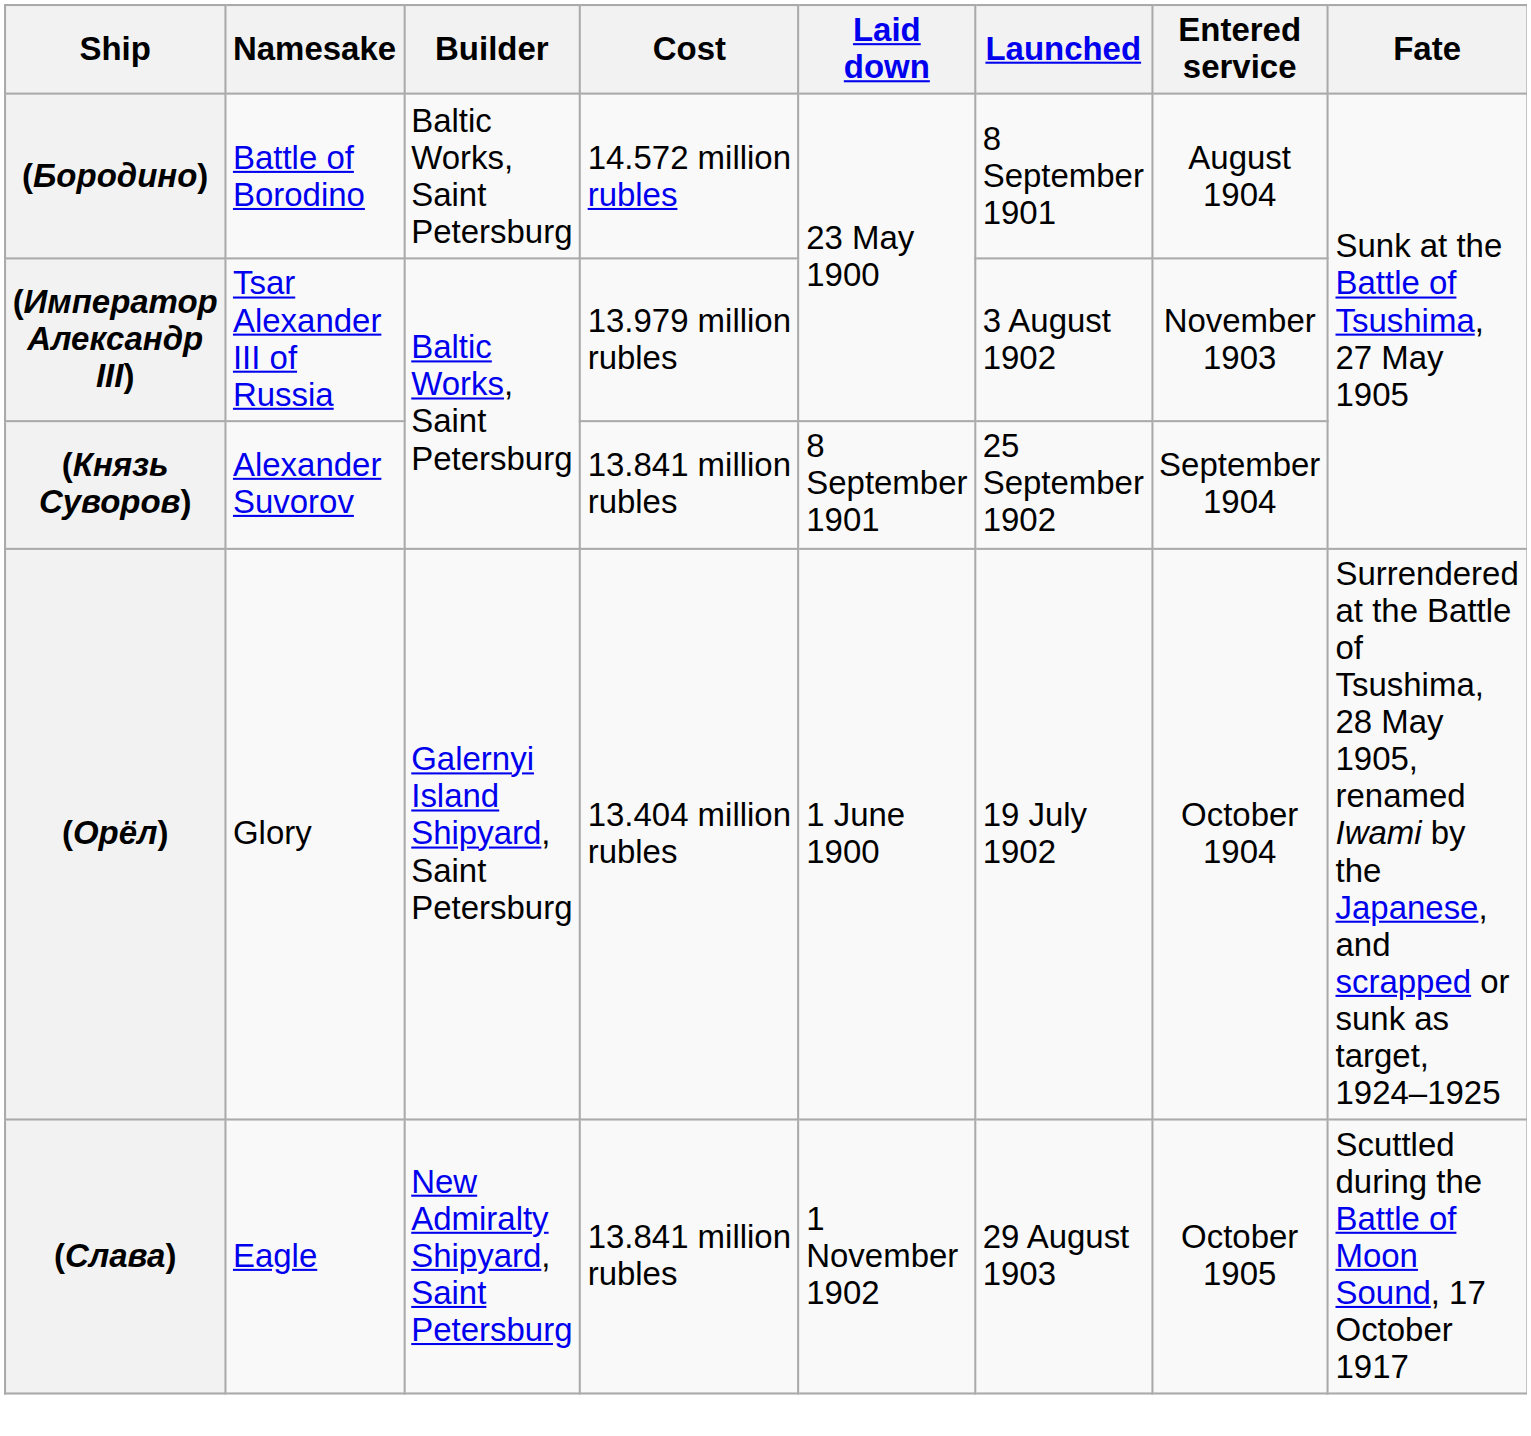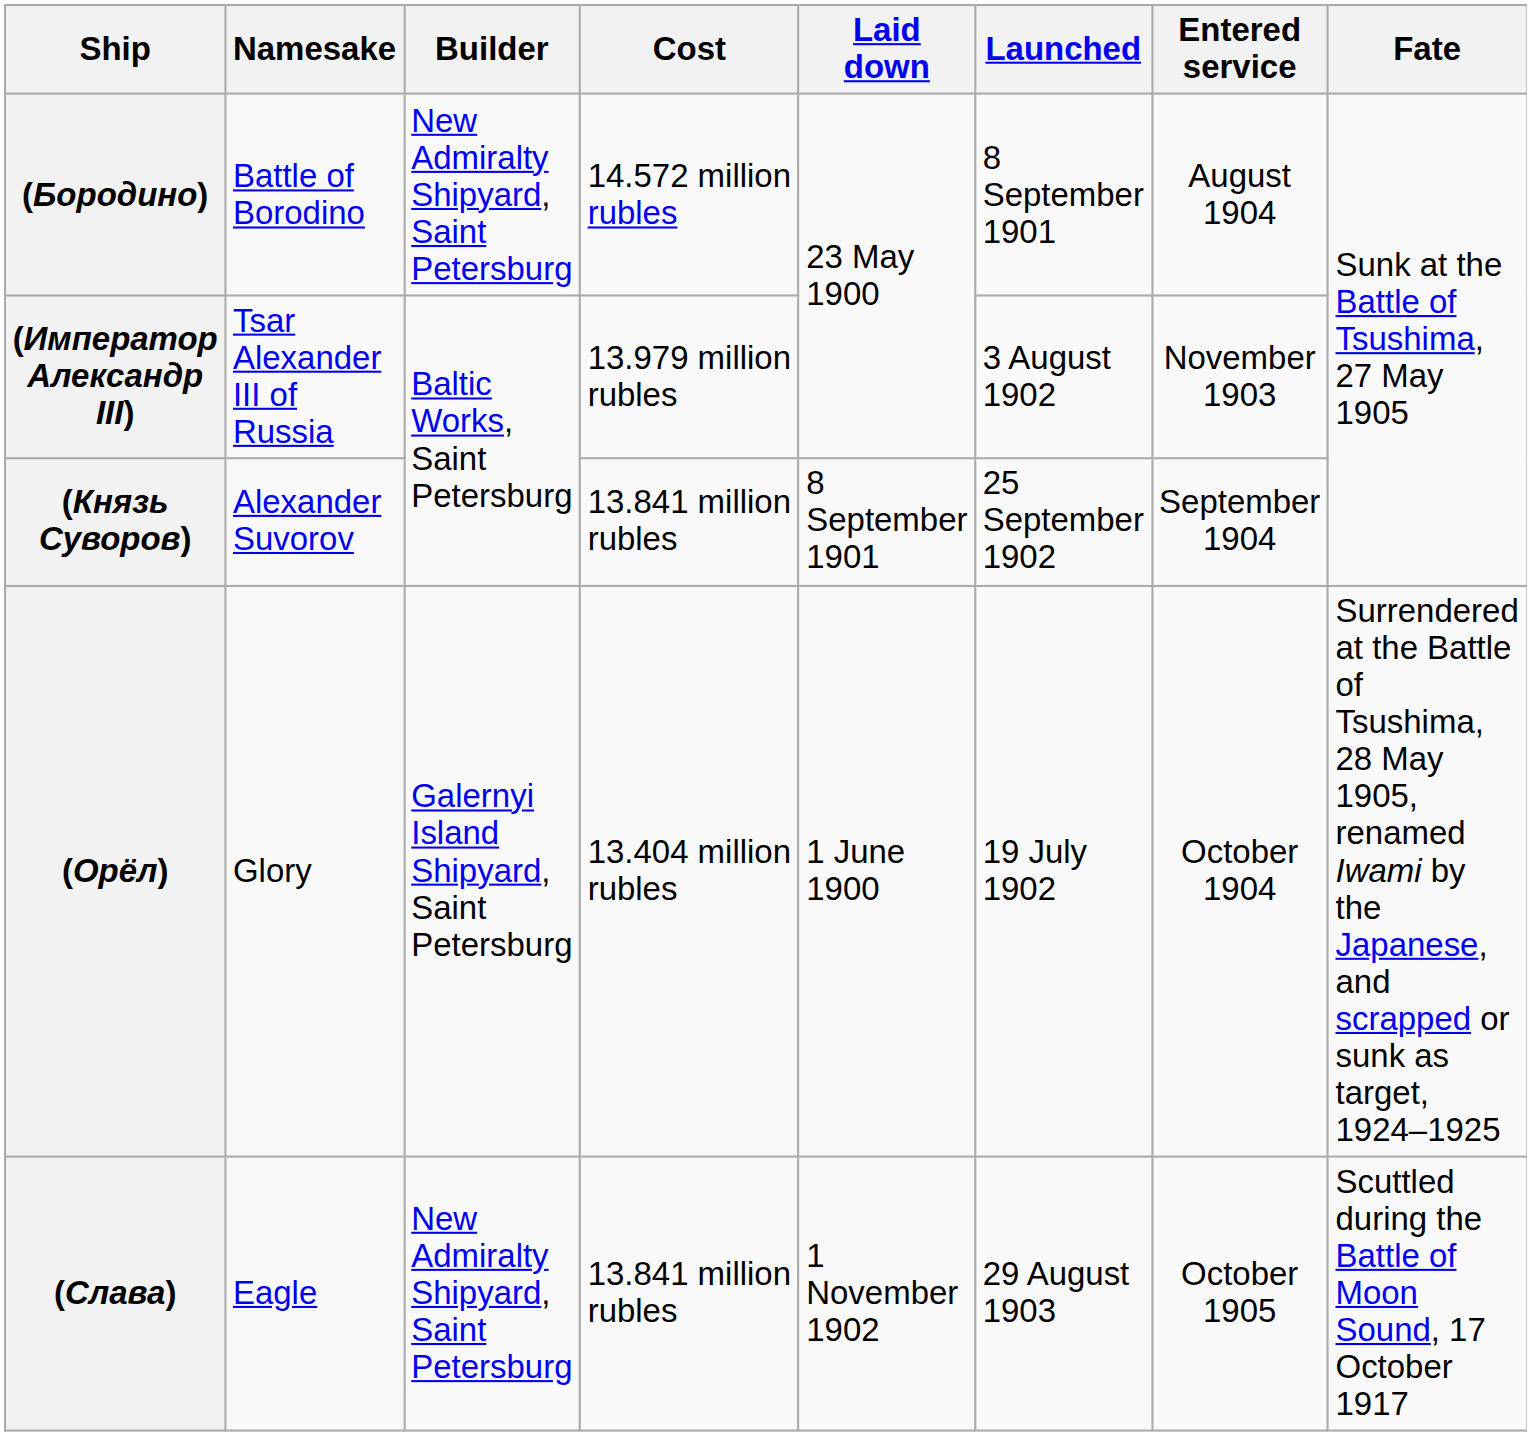(492, 175) Baltic Works, Saint Petersburg -> (492, 194) New Admiralty Shipyard, Saint Petersburg
